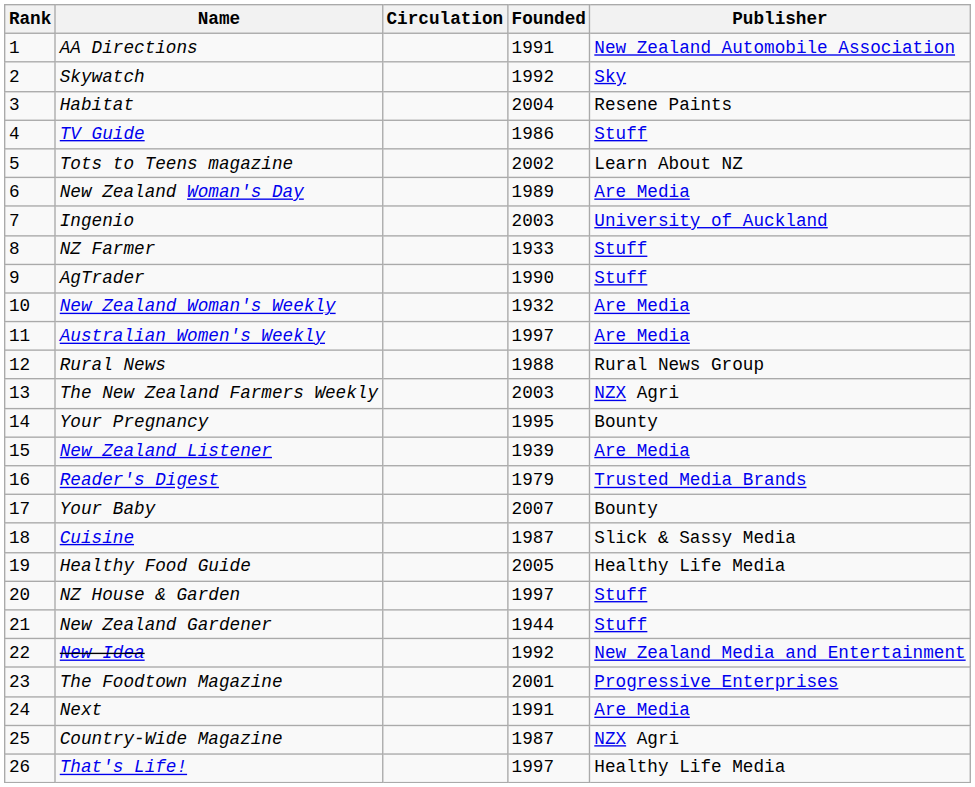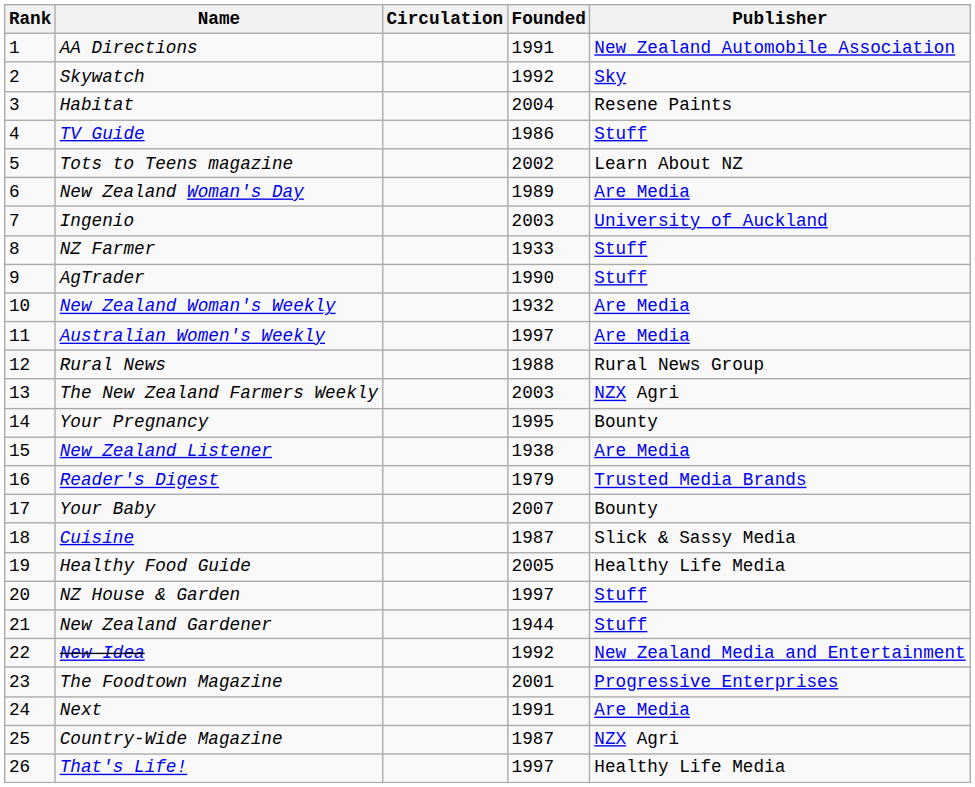(533, 451) 1939 -> (533, 451) 1938
